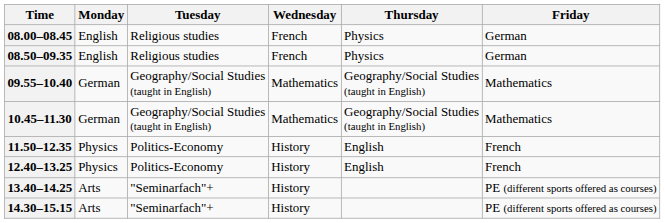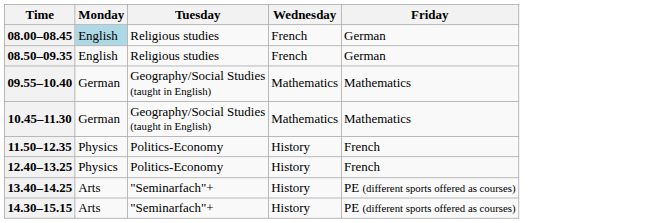- column: (412, 14)
(98, 35) no background -> (98, 35) lightblue background
